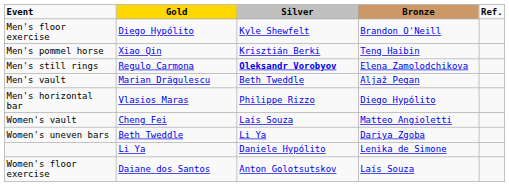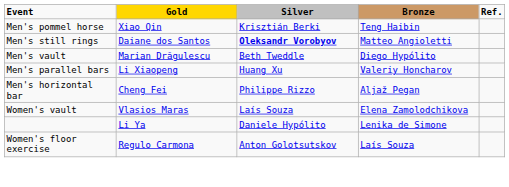- row: (36, 31)
(156, 66) Regulo Carmona -> (164, 41) Daiane dos Santos
(414, 66) Elena Zamolodchikova -> (406, 41) Matteo Angioletti
(390, 80) Aljaž Pegan -> (398, 56) Diego Hypólito
+ row: (58, 70)
(153, 100) Vlasios Maras -> (143, 90) Cheng Fei
(398, 100) Diego Hypólito -> (390, 90) Aljaž Pegan
(143, 120) Cheng Fei -> (153, 110) Vlasios Maras
(406, 120) Matteo Angioletti -> (414, 110) Elena Zamolodchikova
- row: (58, 135)
(164, 169) Daiane dos Santos -> (156, 144) Regulo Carmona
